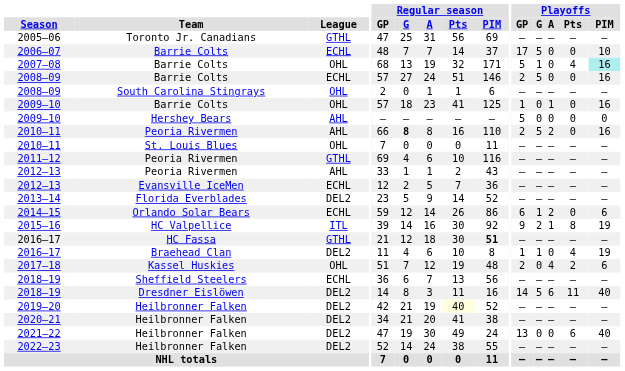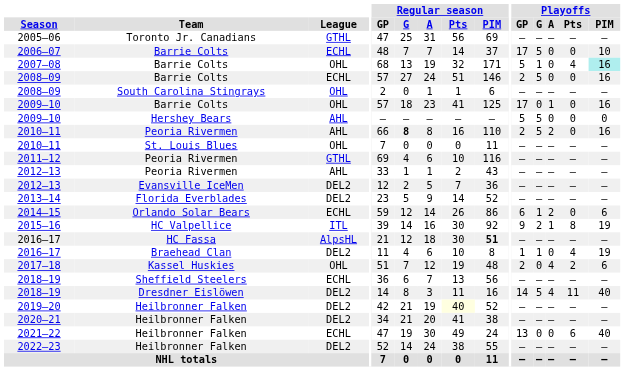(522, 105) 1 -> (522, 105) 17
(539, 118) 0 -> (539, 118) 5
(338, 185) ECHL -> (338, 185) DEL2
(338, 239) GTHL -> (338, 239) AlpsHL
(551, 293) 6 -> (551, 293) 4
(338, 333) DEL2 -> (338, 333) ECHL
